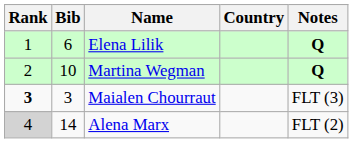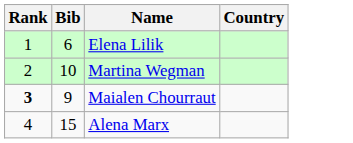- column: (318, 17)
(68, 97) 3 -> (68, 97) 9
(28, 124) lightgrey background -> (28, 124) no background
(68, 124) 14 -> (68, 124) 15
